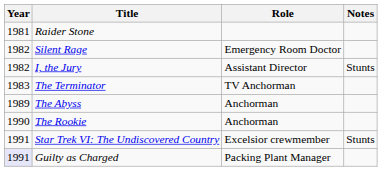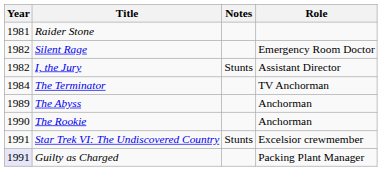columns swapped: (283, 13) <-> (360, 13)
(18, 85) 1983 -> (18, 85) 1984
